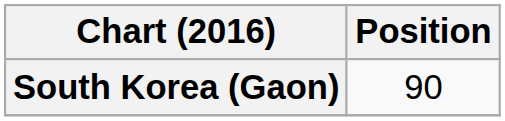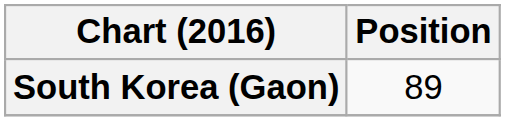(424, 86) 90 -> (424, 86) 89
